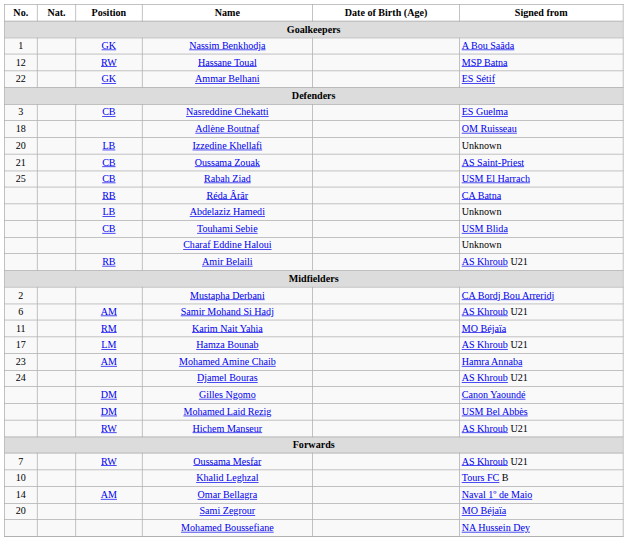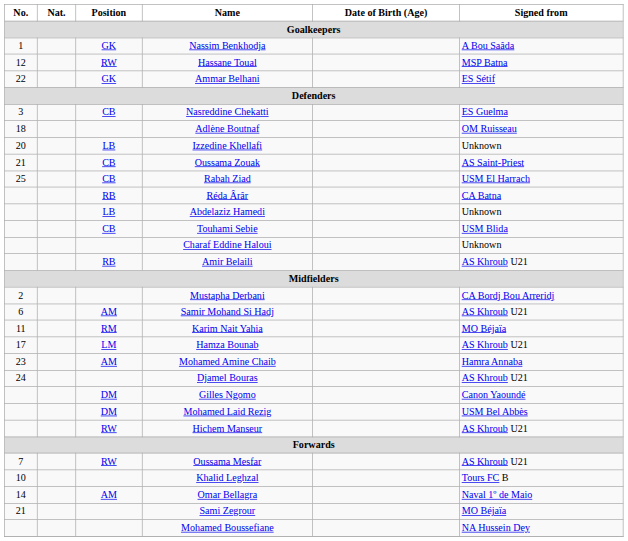(21, 511) 20 -> (21, 511) 21
